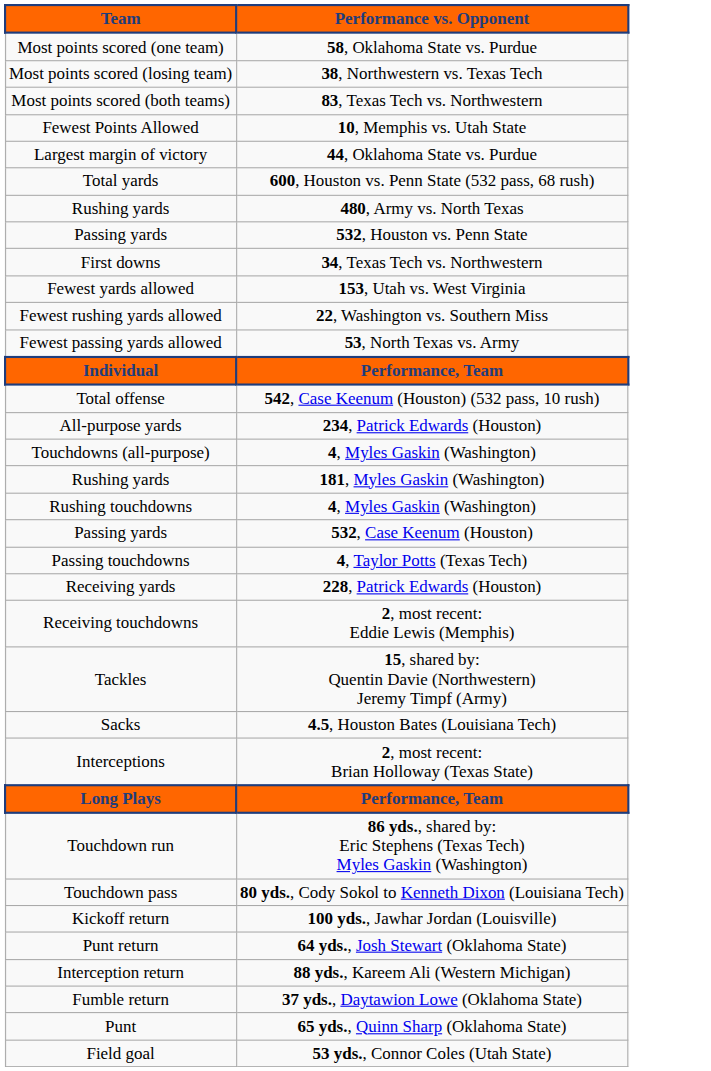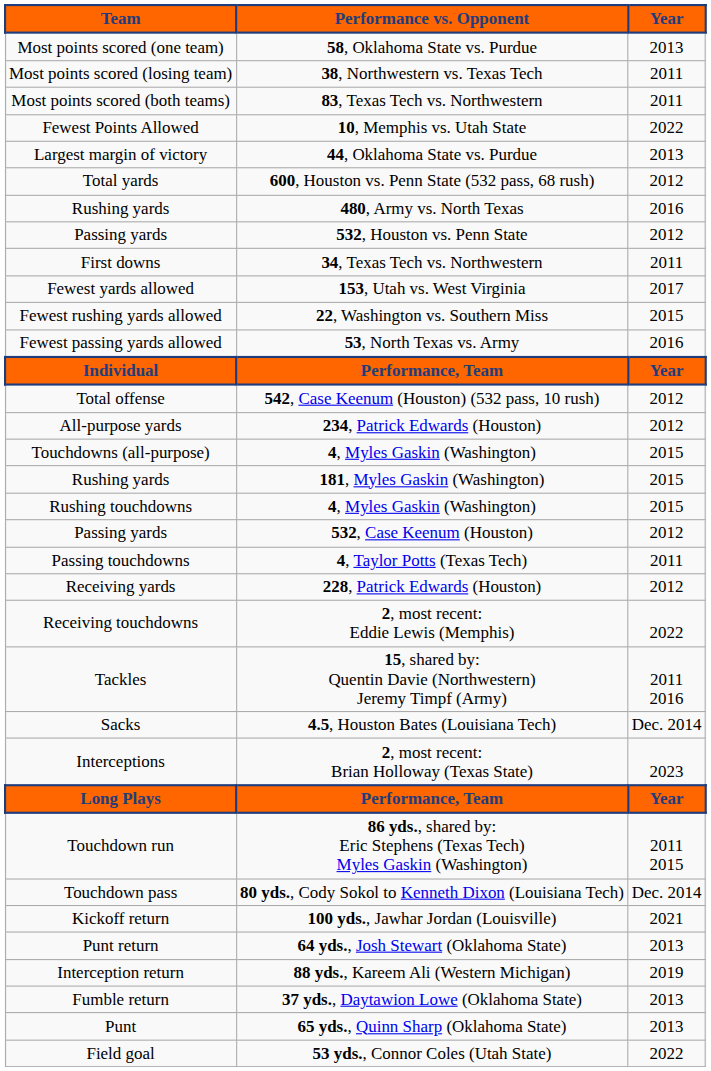+ column: (667, 19)
